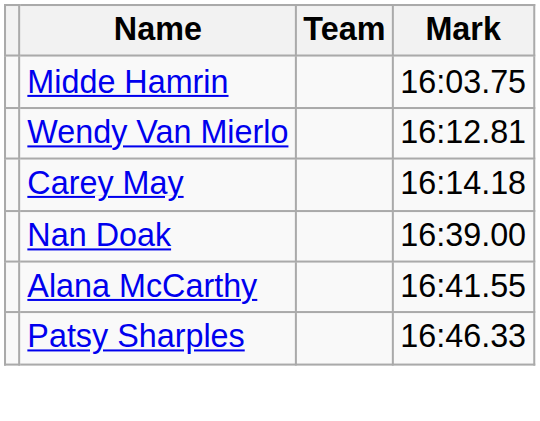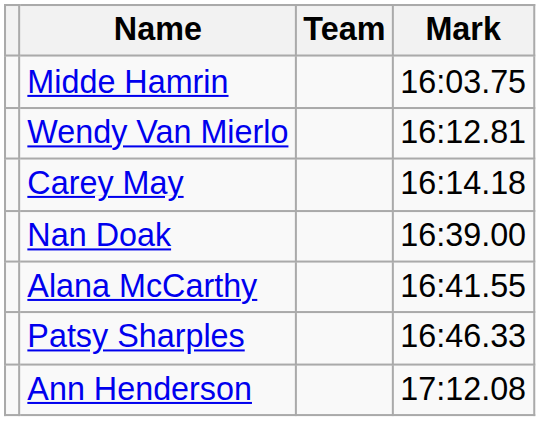+ row: (140, 388)
